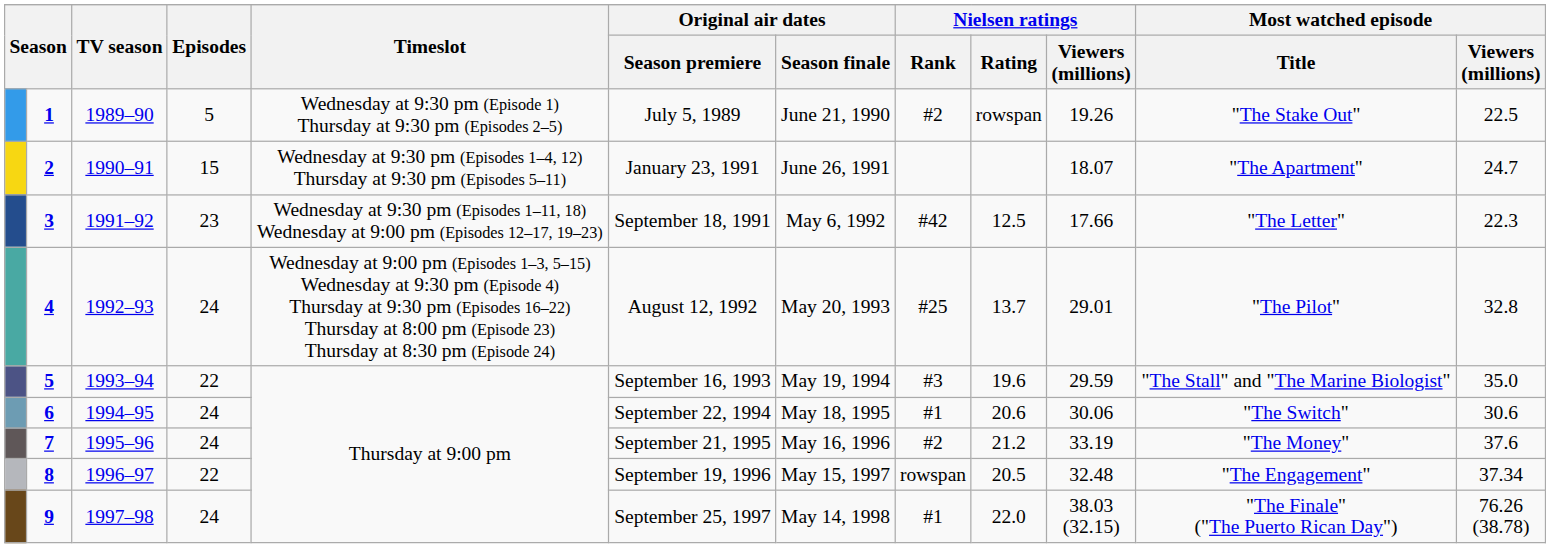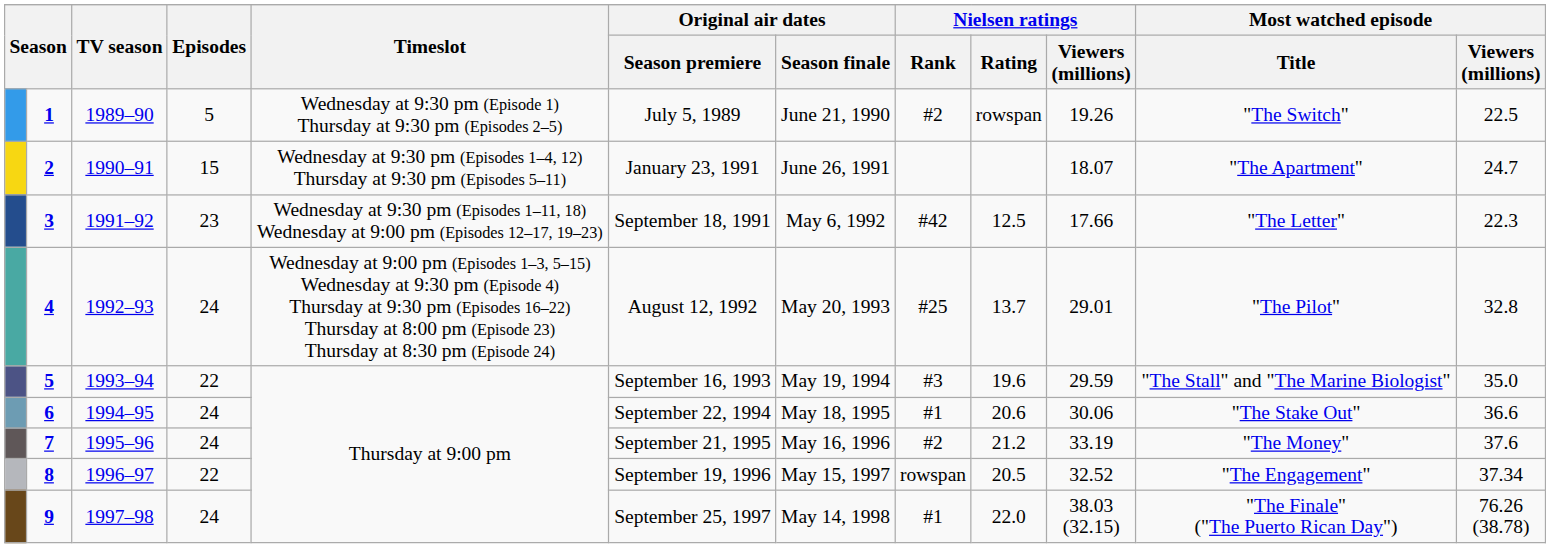(1296, 114) "The Stake Out" -> (1296, 114) "The Switch"
(1296, 412) "The Switch" -> (1296, 412) "The Stake Out"
(1501, 412) 30.6 -> (1501, 412) 36.6
(1091, 474) 32.48 -> (1091, 474) 32.52
